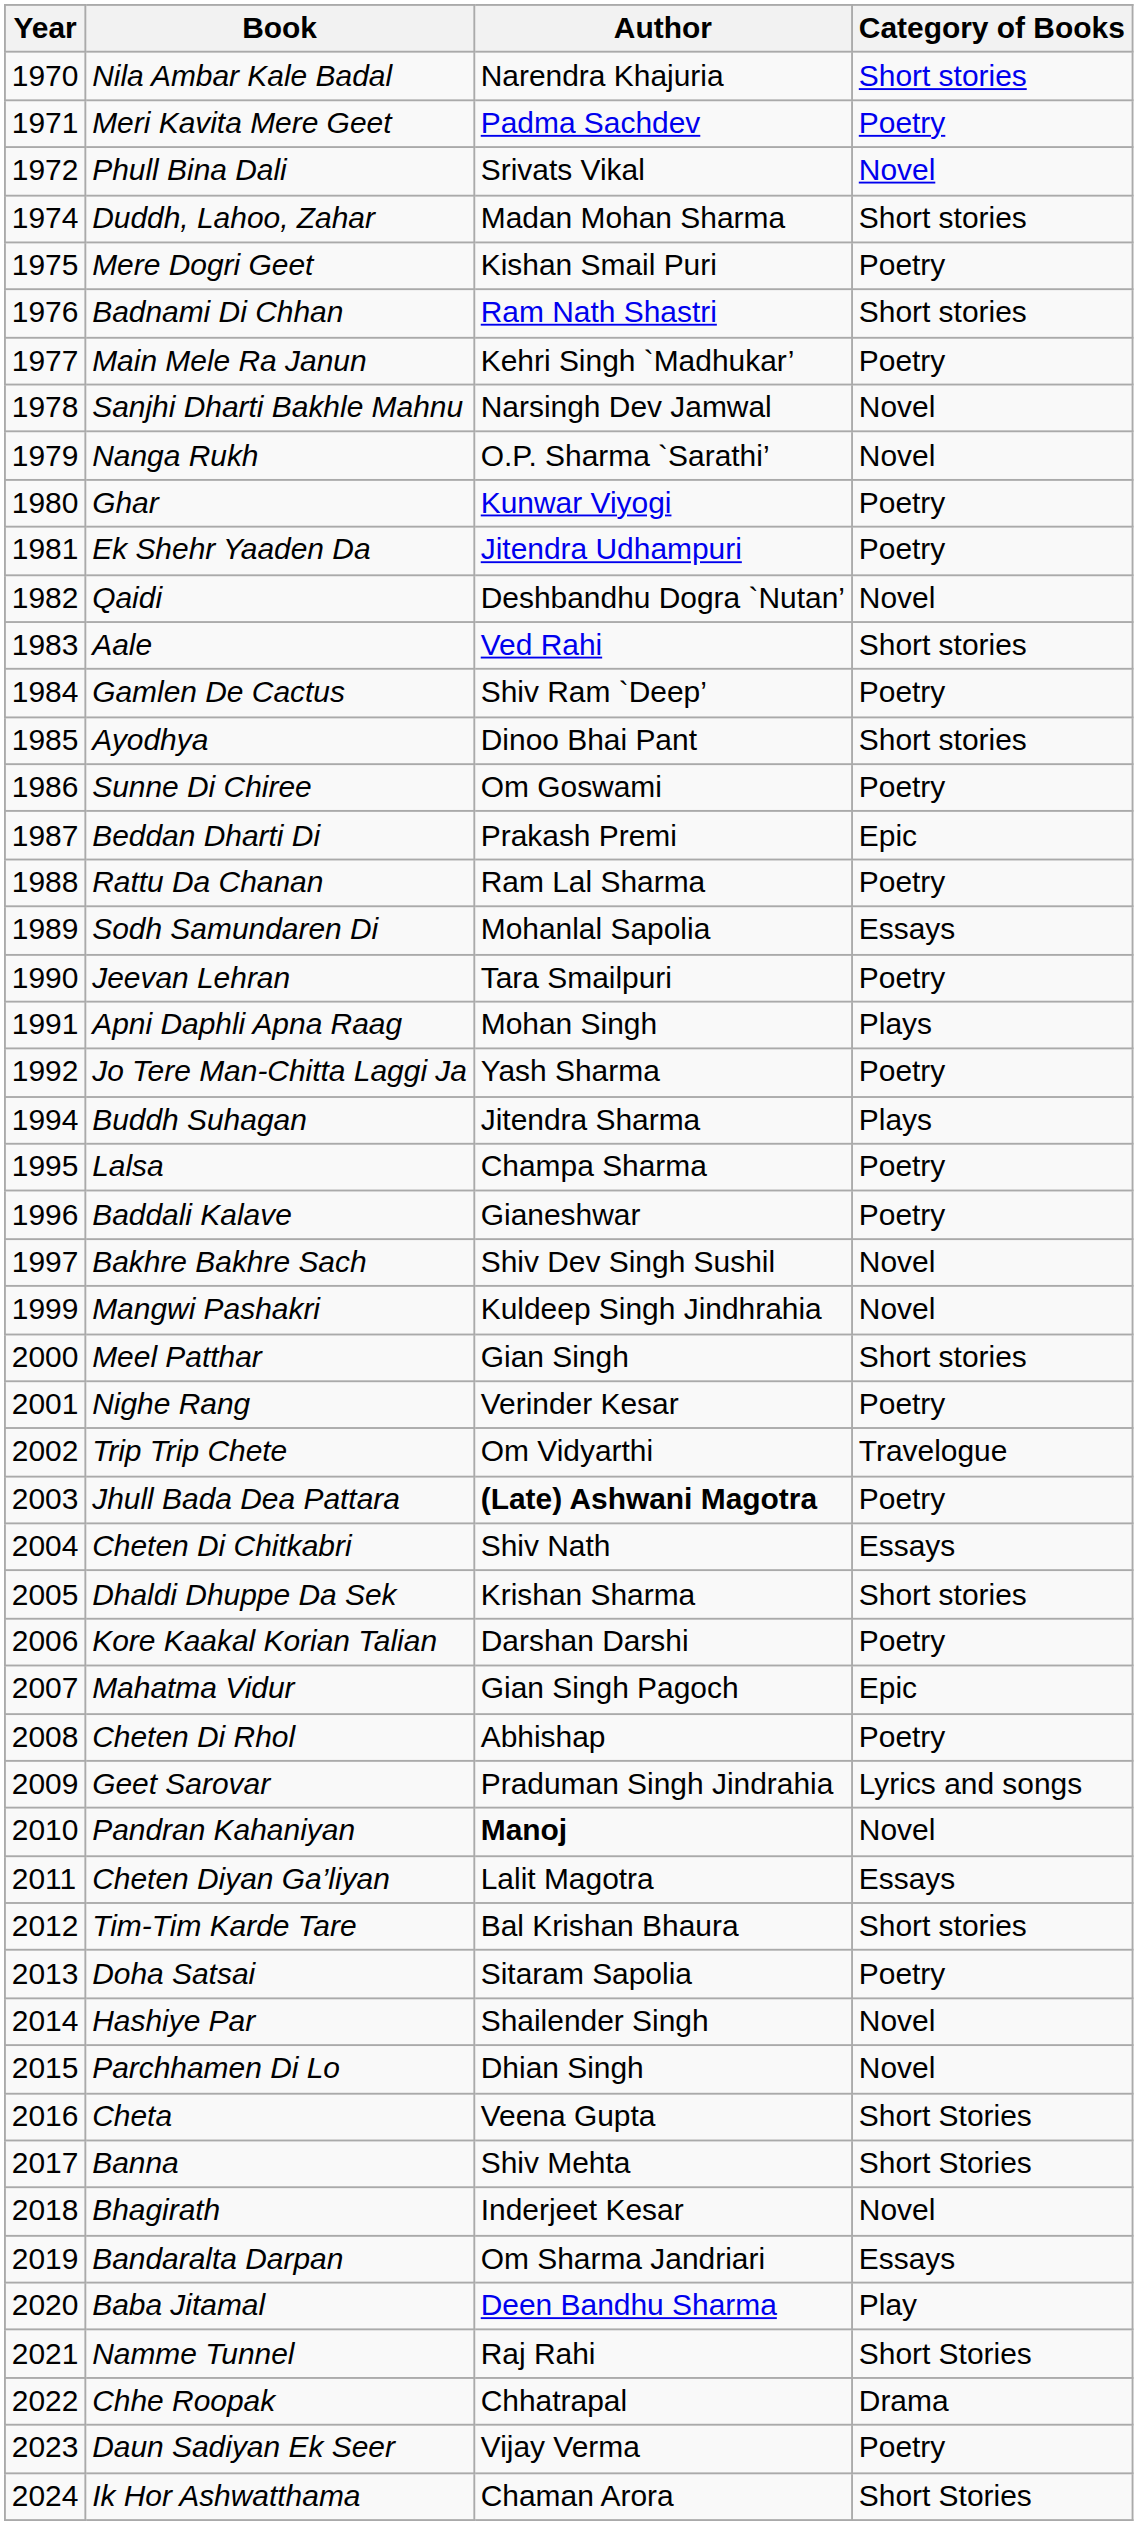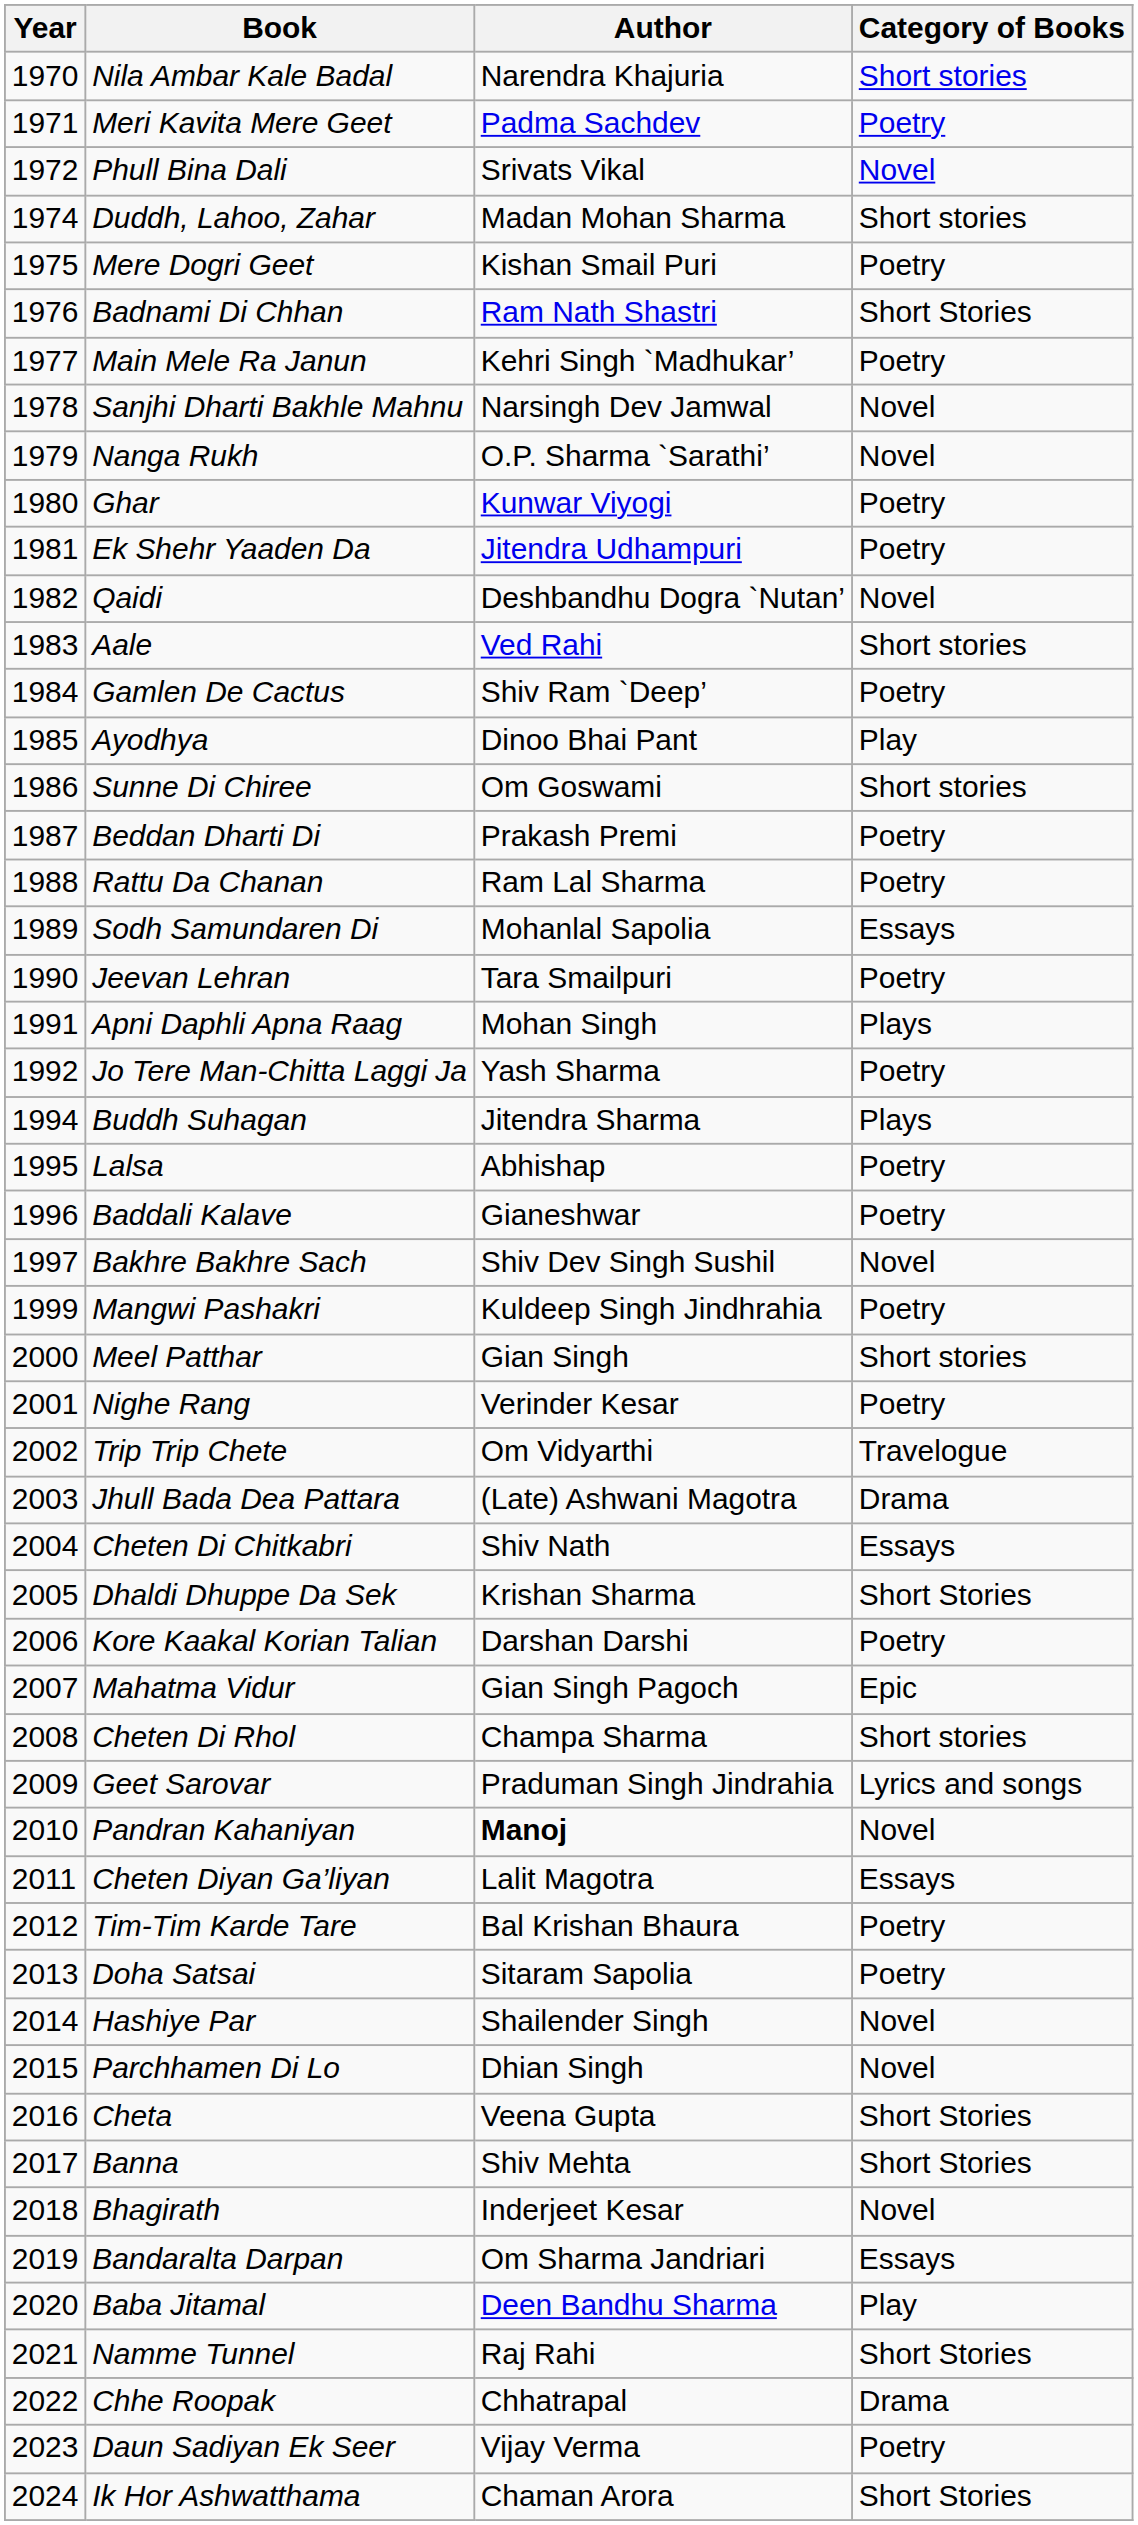(943, 312) Short stories -> (945, 312) Short Stories
(943, 739) Short stories -> (888, 739) Play
(902, 787) Poetry -> (943, 787) Short stories
(888, 834) Epic -> (902, 834) Poetry
(594, 1167) Champa Sharma -> (543, 1167) Abhishap
(897, 1309) Novel -> (902, 1309) Poetry
(649, 1499) bold -> (639, 1499) normal
(902, 1499) Poetry -> (904, 1499) Drama
(943, 1594) Short stories -> (945, 1594) Short Stories
(543, 1736) Abhishap -> (594, 1736) Champa Sharma
(902, 1736) Poetry -> (943, 1736) Short stories
(943, 1926) Short stories -> (902, 1926) Poetry
